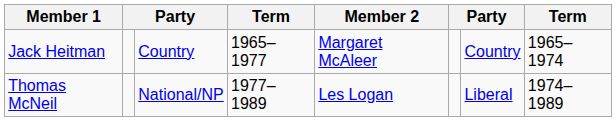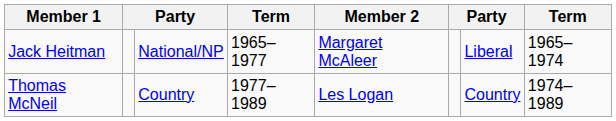(166, 51) Country -> (181, 51) National/NP
(492, 51) Country -> (488, 51) Liberal
(181, 94) National/NP -> (166, 94) Country
(488, 94) Liberal -> (492, 94) Country
